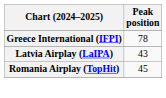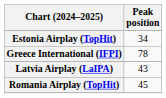+ row: (64, 38)
